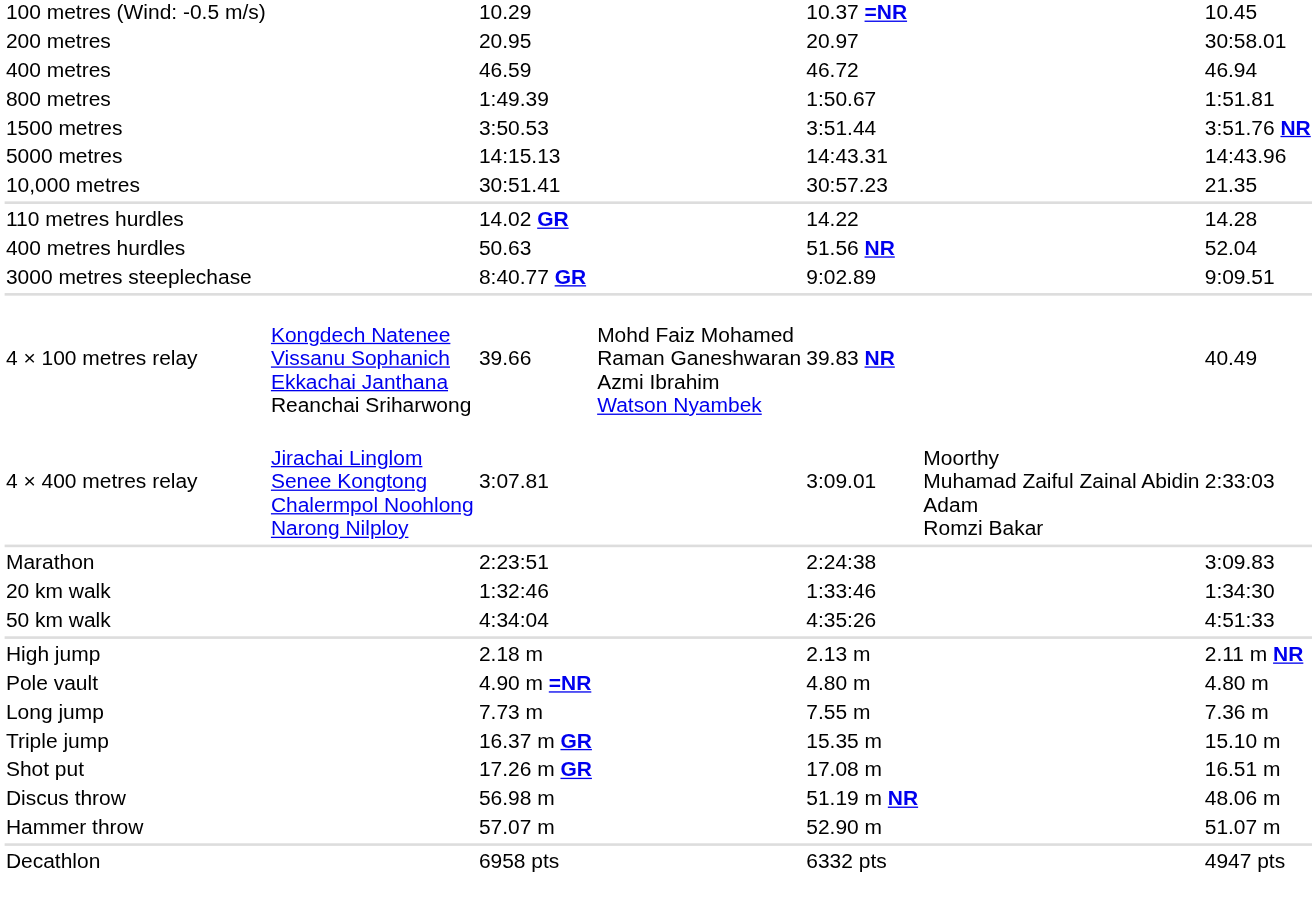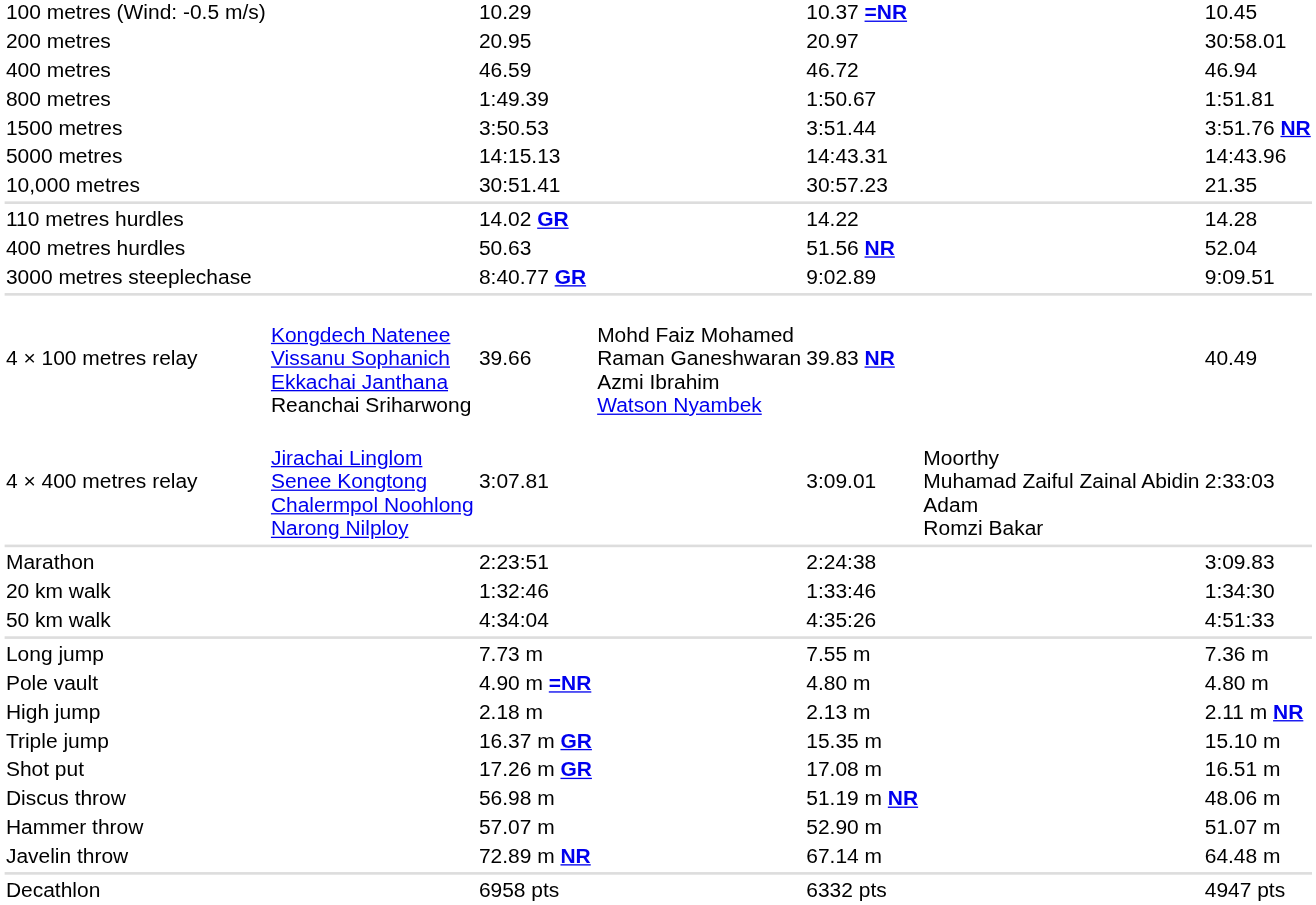rows swapped: (53, 654) <-> (55, 712)
+ row: (67, 856)
